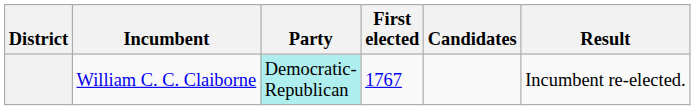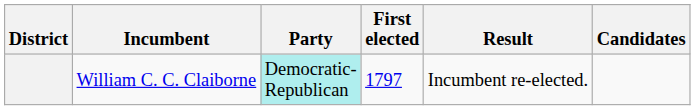columns swapped: (605, 39) <-> (472, 39)
(384, 79) 1767 -> (384, 79) 1797
